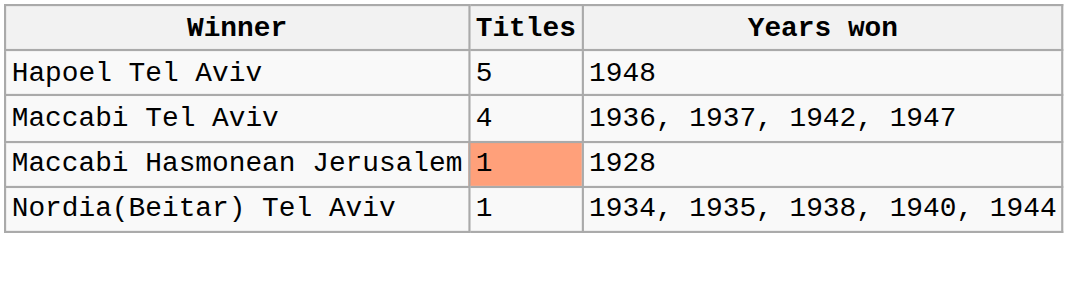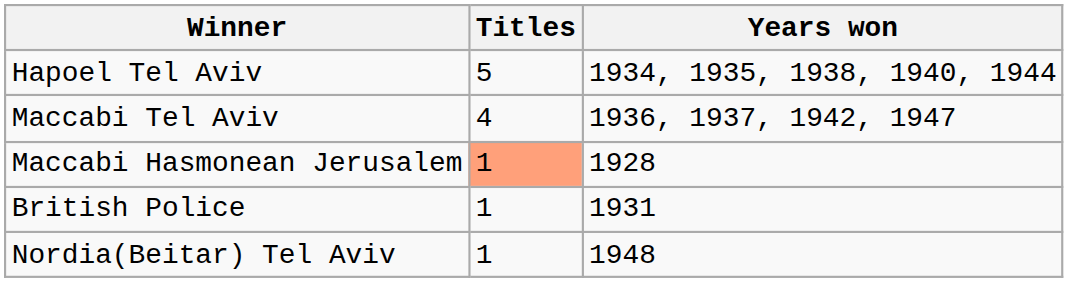(623, 73) 1948 -> (823, 73) 1934, 1935, 1938, 1940, 1944
+ row: (129, 209)
(823, 209) 1934, 1935, 1938, 1940, 1944 -> (623, 254) 1948
